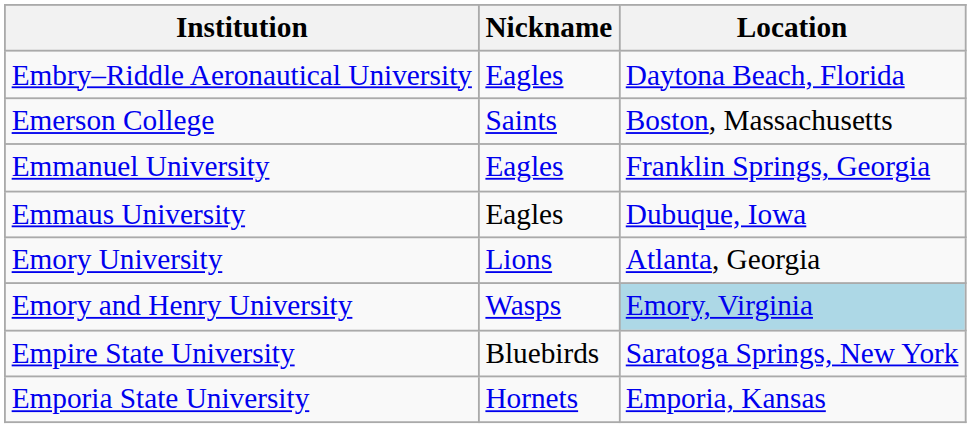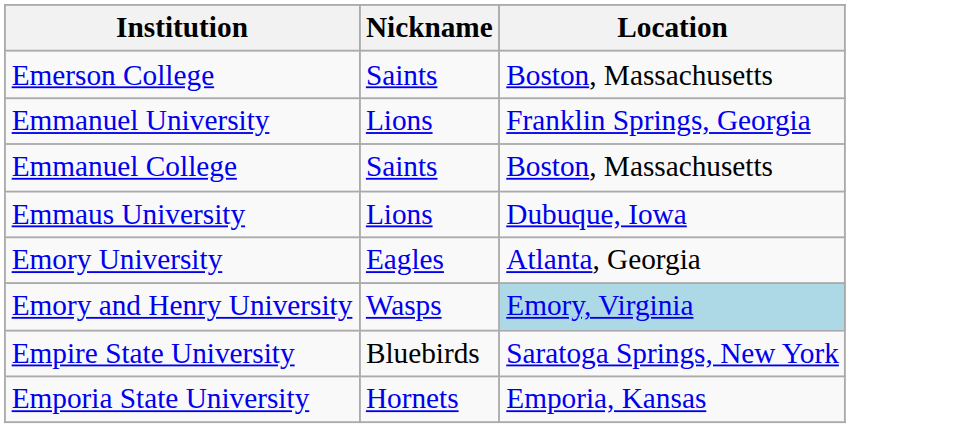- row: (242, 74)
(524, 167) Eagles -> (399, 120) Lions
+ row: (124, 167)
(524, 213) Eagles -> (399, 213) Lions
(519, 259) Lions -> (405, 259) Eagles
